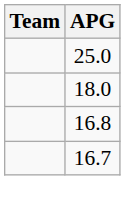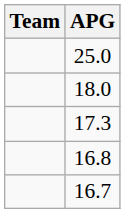+ row: (93, 123)
